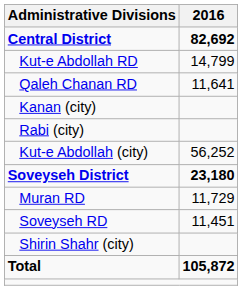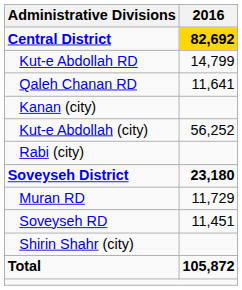(212, 38) no background -> (212, 38) gold background
rows swapped: (84, 152) <-> (52, 130)
